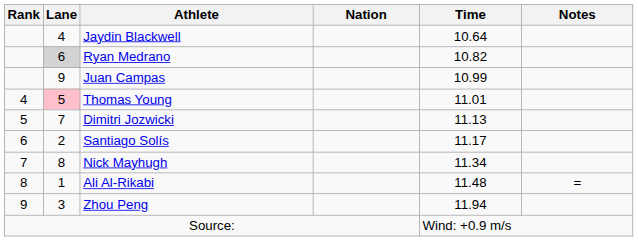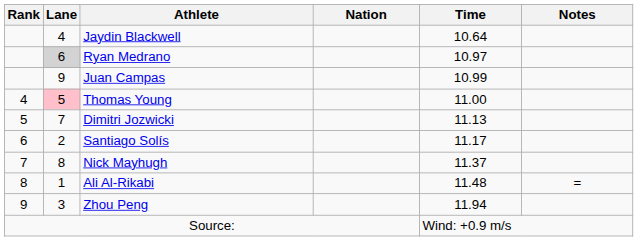(470, 57) 10.82 -> (470, 57) 10.97
(470, 99) 11.01 -> (470, 99) 11.00
(470, 162) 11.34 -> (470, 162) 11.37
